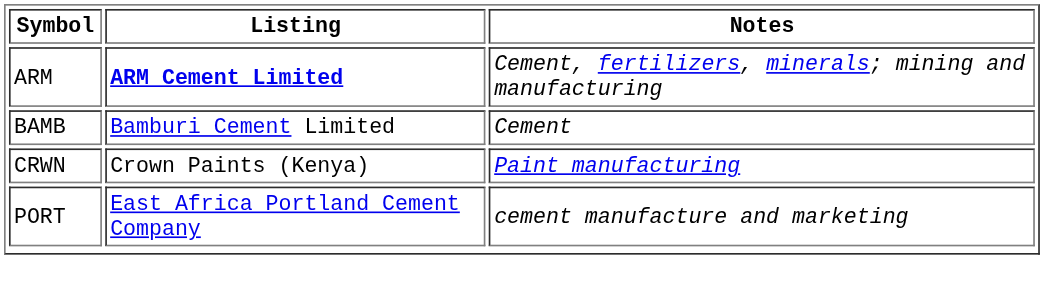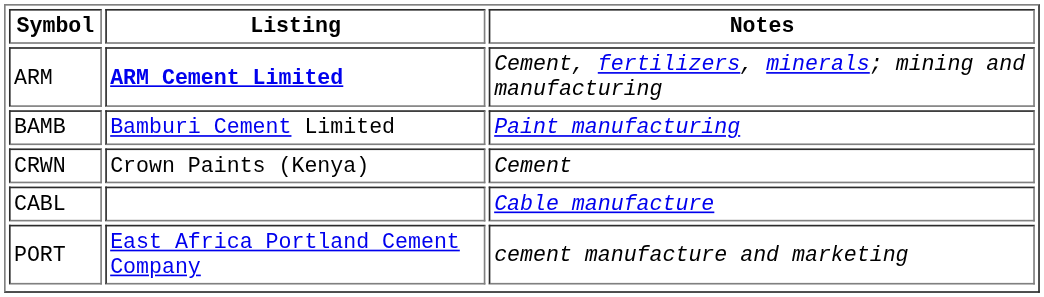(533, 128) Cement -> (617, 128) Paint manufacturing
(617, 166) Paint manufacturing -> (533, 166) Cement
+ row: (40, 204)
